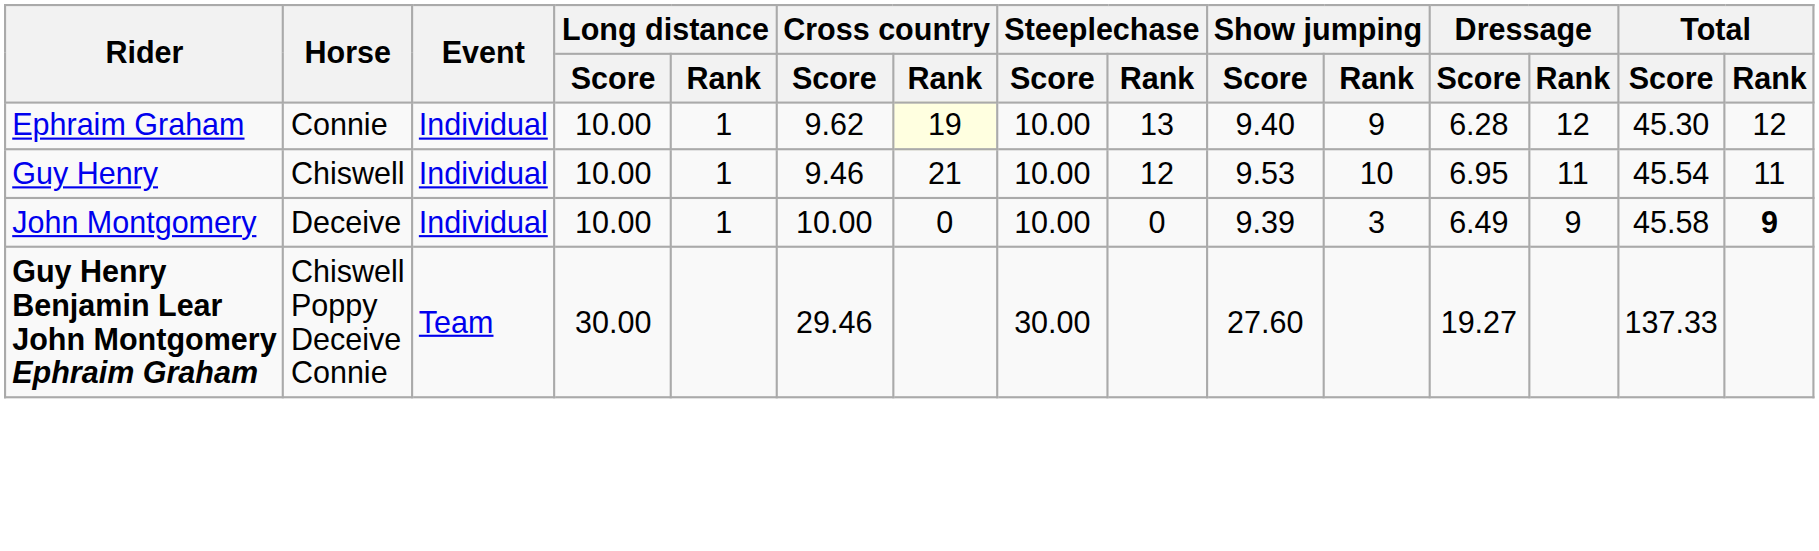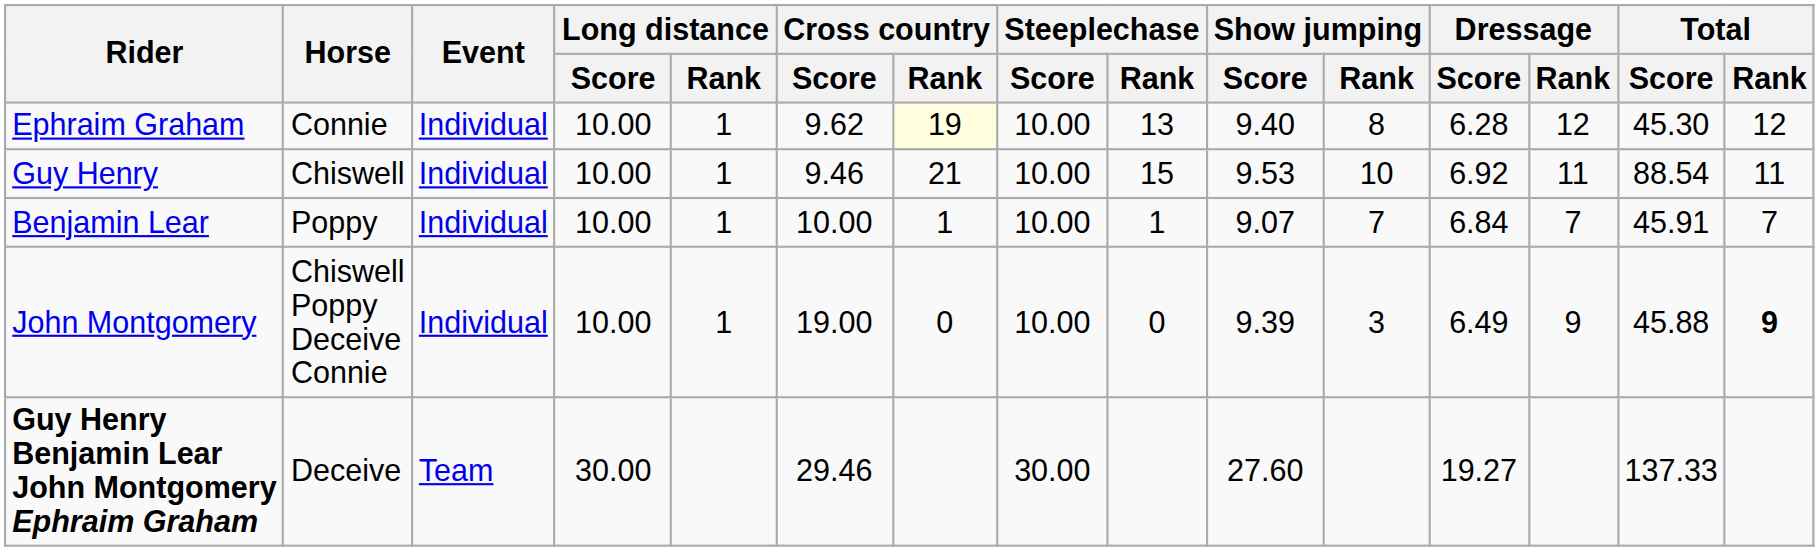(1377, 126) 9 -> (1377, 126) 8
(1157, 174) 12 -> (1157, 174) 15
(1479, 174) 6.95 -> (1479, 174) 6.92
(1671, 174) 45.54 -> (1671, 174) 88.54
+ row: (111, 222)
(346, 222) Deceive -> (348, 322) Chiswell Poppy Deceive Connie
(834, 222) 10.00 -> (834, 322) 19.00
(1671, 222) 45.58 -> (1671, 322) 45.88
(348, 322) Chiswell Poppy Deceive Connie -> (346, 472) Deceive
